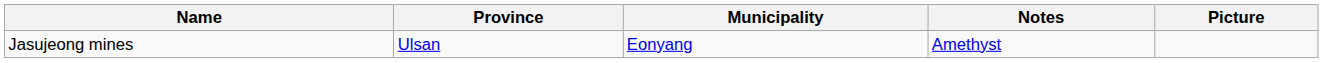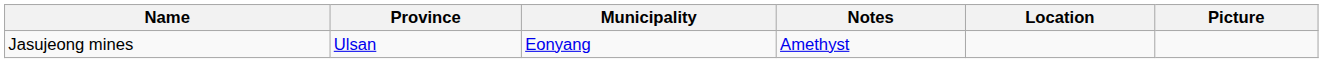+ column: (1060, 17)
